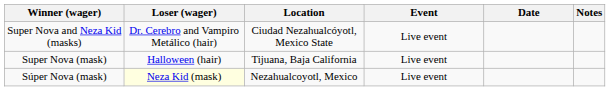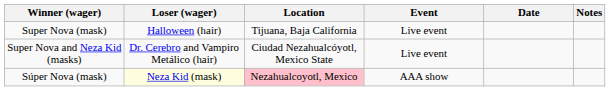rows swapped: (64, 59) <-> (64, 36)
(304, 77) no background -> (304, 77) pink background
(424, 77) Live event -> (424, 77) AAA show
